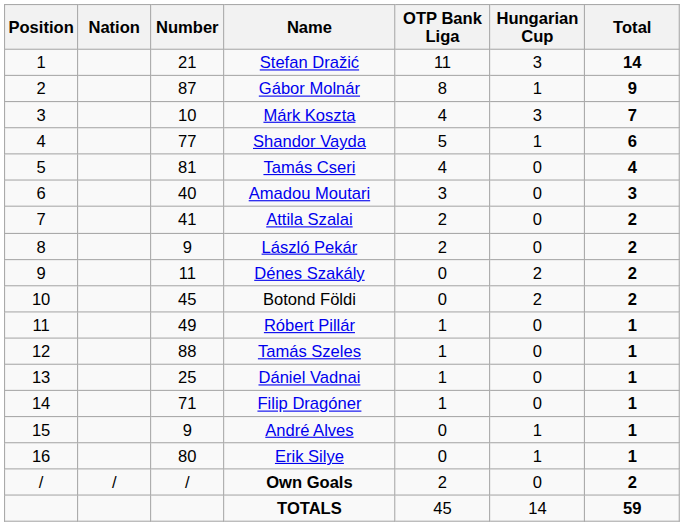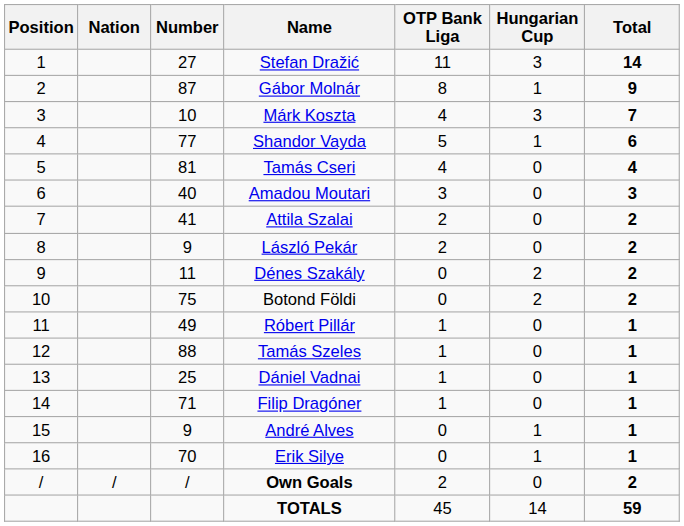(187, 63) 21 -> (187, 63) 27
(187, 299) 45 -> (187, 299) 75
(187, 456) 80 -> (187, 456) 70
